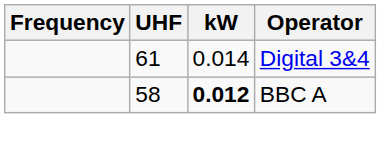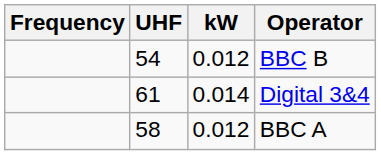+ row: (294, 58)
(221, 94) bold -> (221, 130) normal
